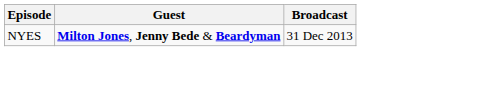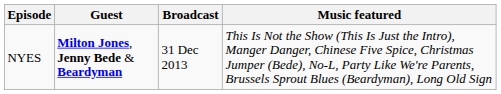+ column: (359, 14)
